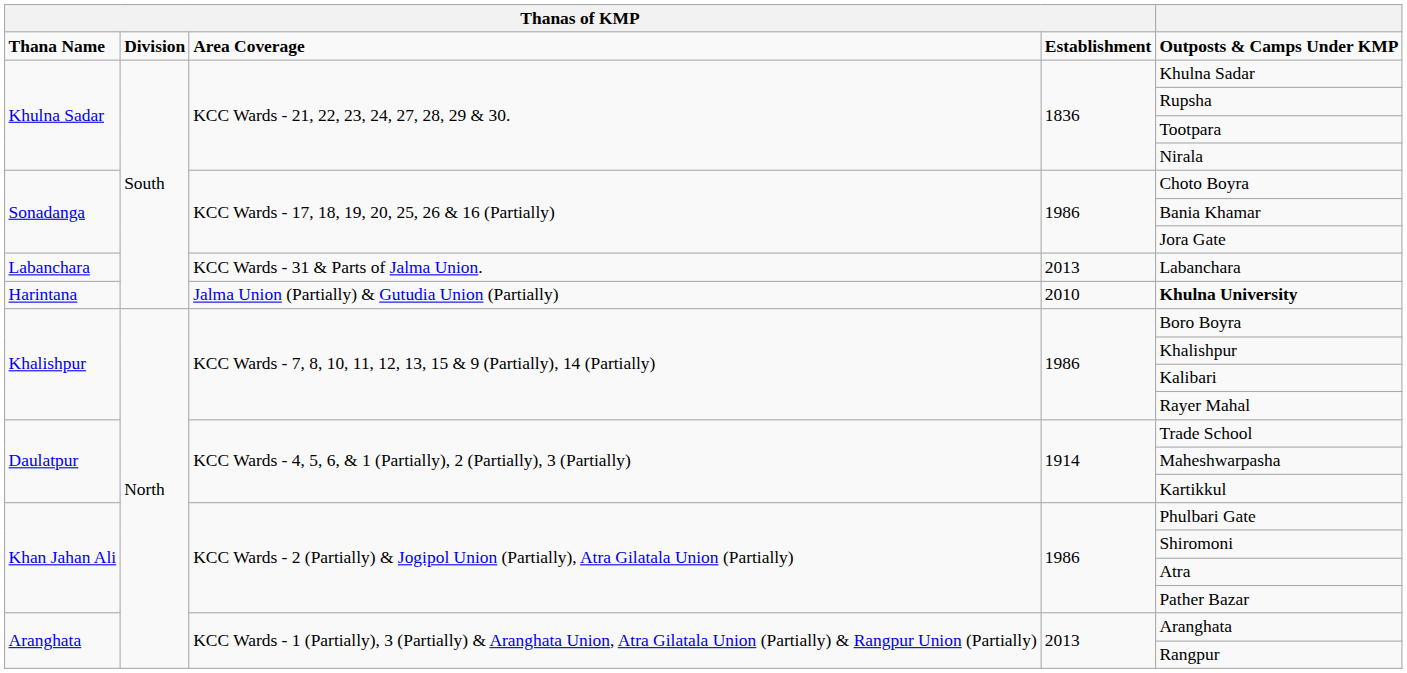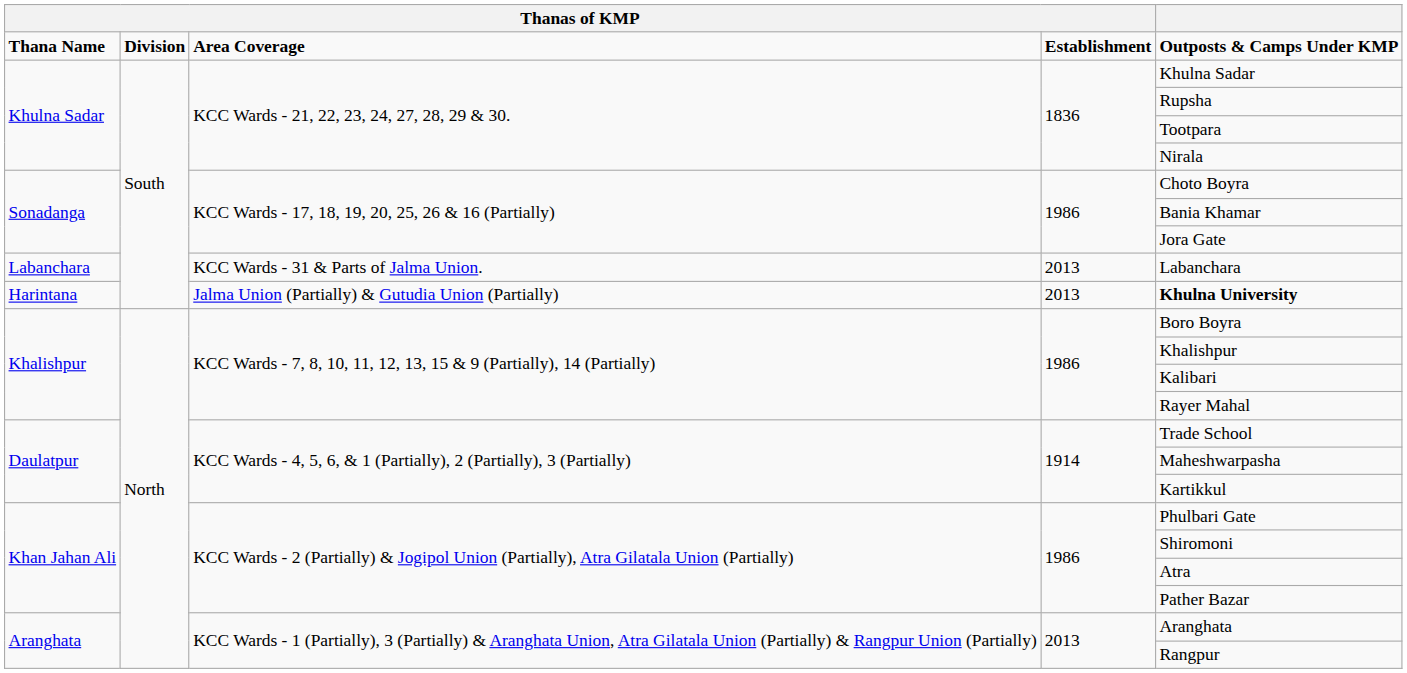(1062, 294) 2010 -> (1062, 294) 2013
